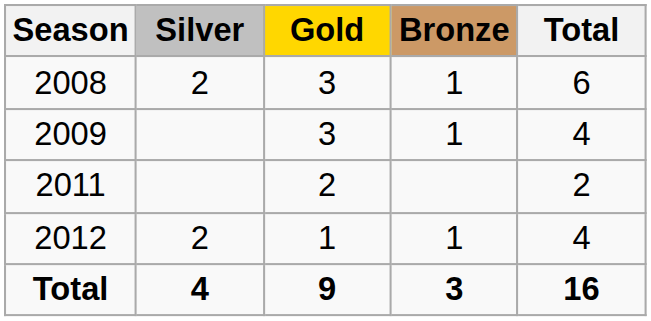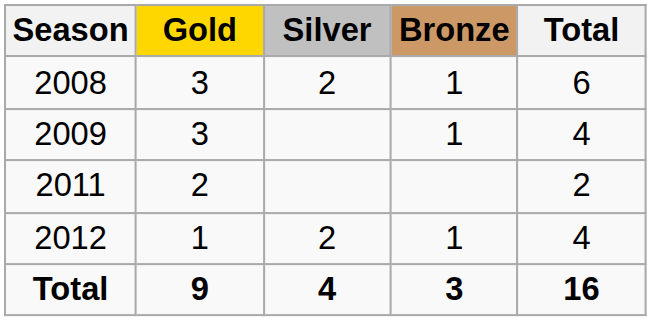columns swapped: (327, 30) <-> (200, 30)
